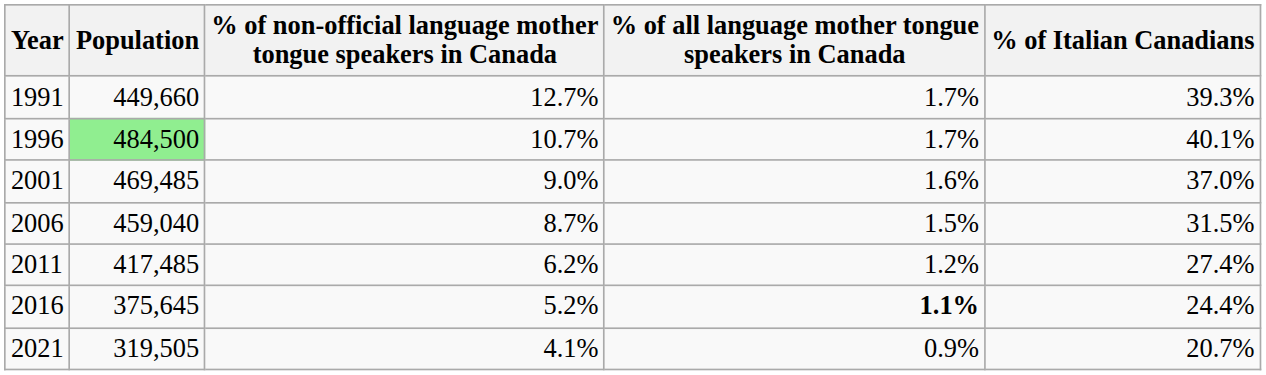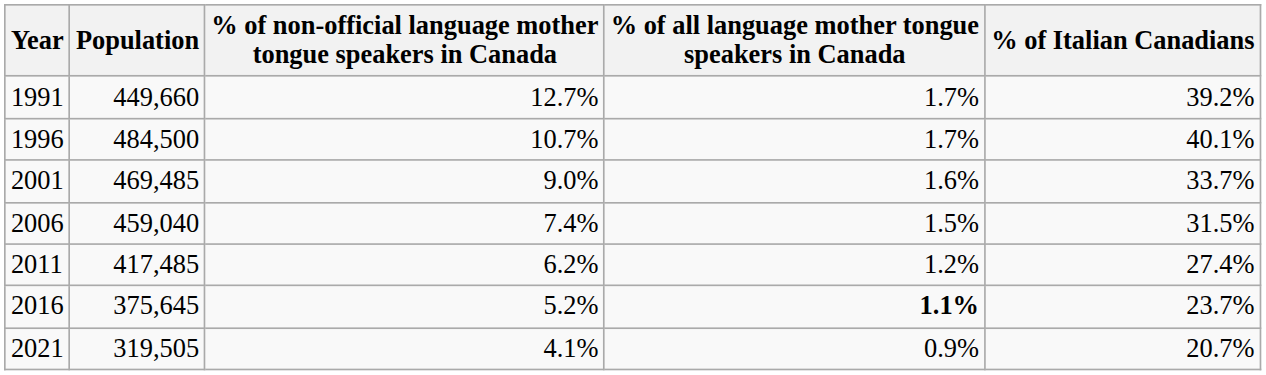(1220, 97) 39.3% -> (1220, 97) 39.2%
(156, 138) lightgreen background -> (156, 138) no background
(1220, 180) 37.0% -> (1220, 180) 33.7%
(571, 222) 8.7% -> (571, 222) 7.4%
(1220, 306) 24.4% -> (1220, 306) 23.7%
